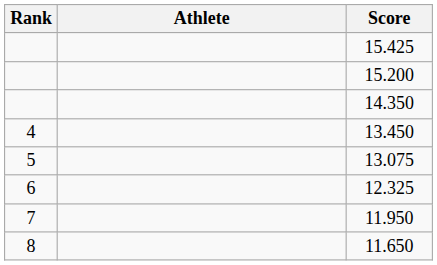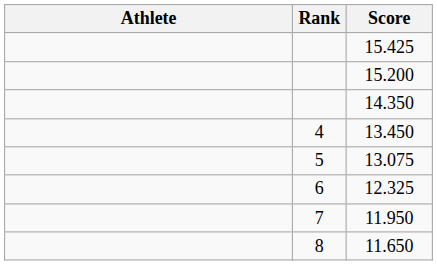columns swapped: (31, 18) <-> (202, 18)
